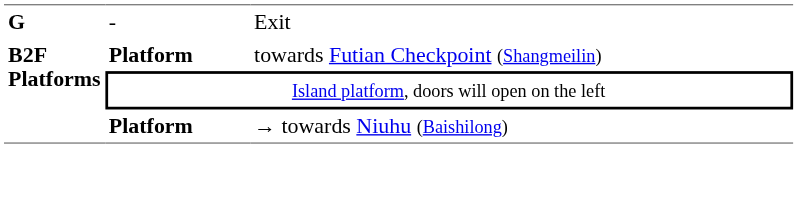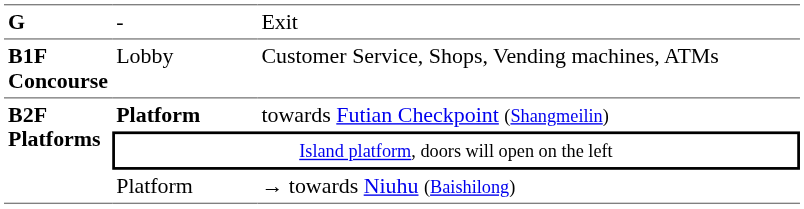+ row: (490, 55)
(151, 125) bold -> (155, 186) normal
